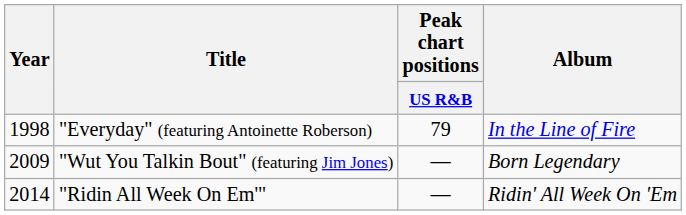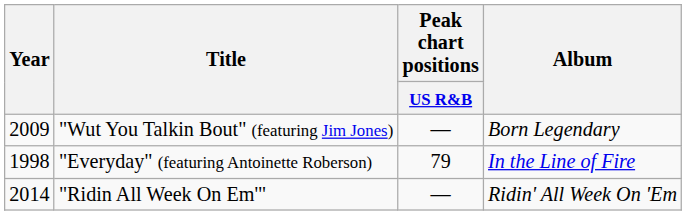rows swapped: (216, 129) <-> (226, 161)
